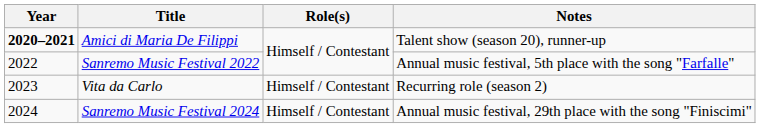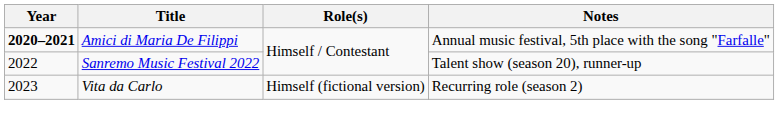(501, 39) Talent show (season 20), runner-up -> (601, 39) Annual music festival, 5th place with the song "Farfalle"
(565, 63) Annual music festival, 5th place with the song "Farfalle" -> (537, 63) Talent show (season 20), runner-up
(328, 87) Himself / Contestant -> (345, 87) Himself (fictional version)
- row: (170, 110)
